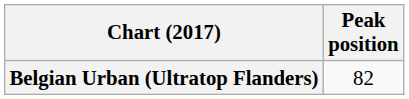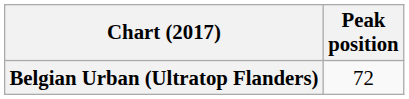(363, 77) 82 -> (363, 77) 72
